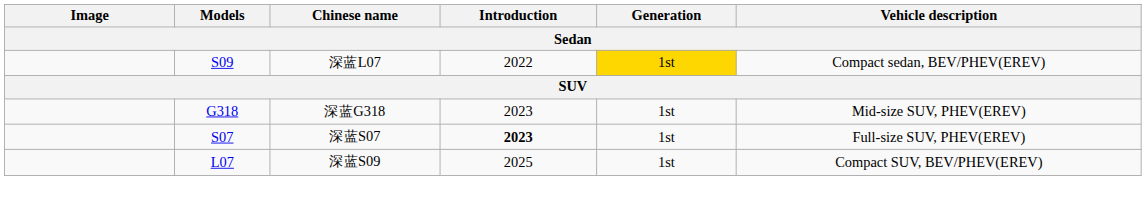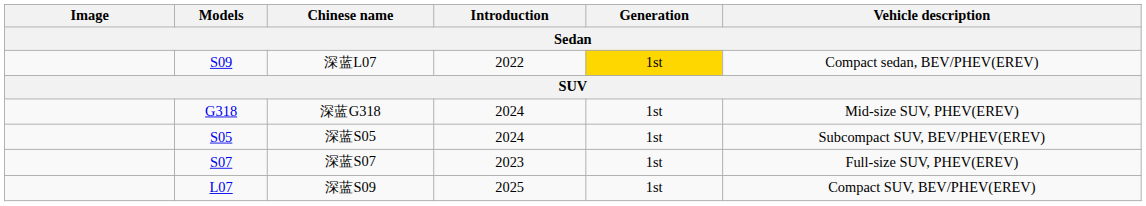(518, 111) 2023 -> (510, 111) 2024
+ row: (350, 136)
(518, 136) bold -> (510, 162) normal
